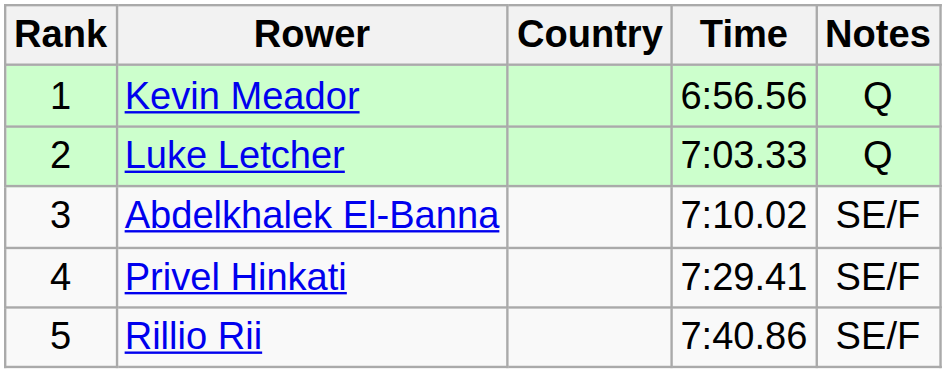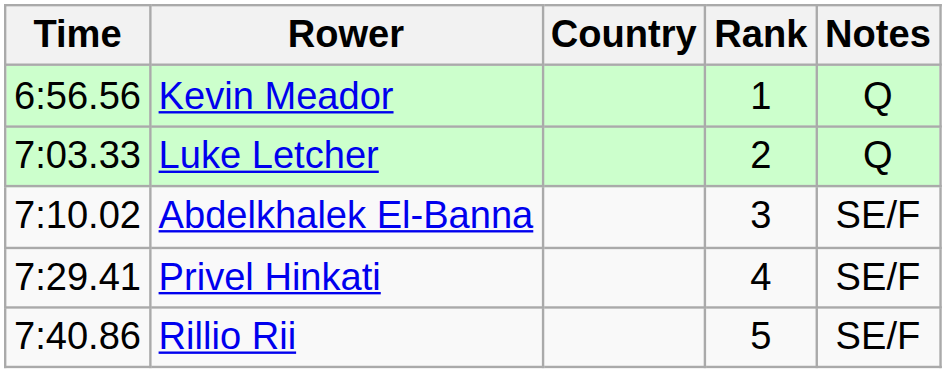columns swapped: (61, 34) <-> (744, 34)
